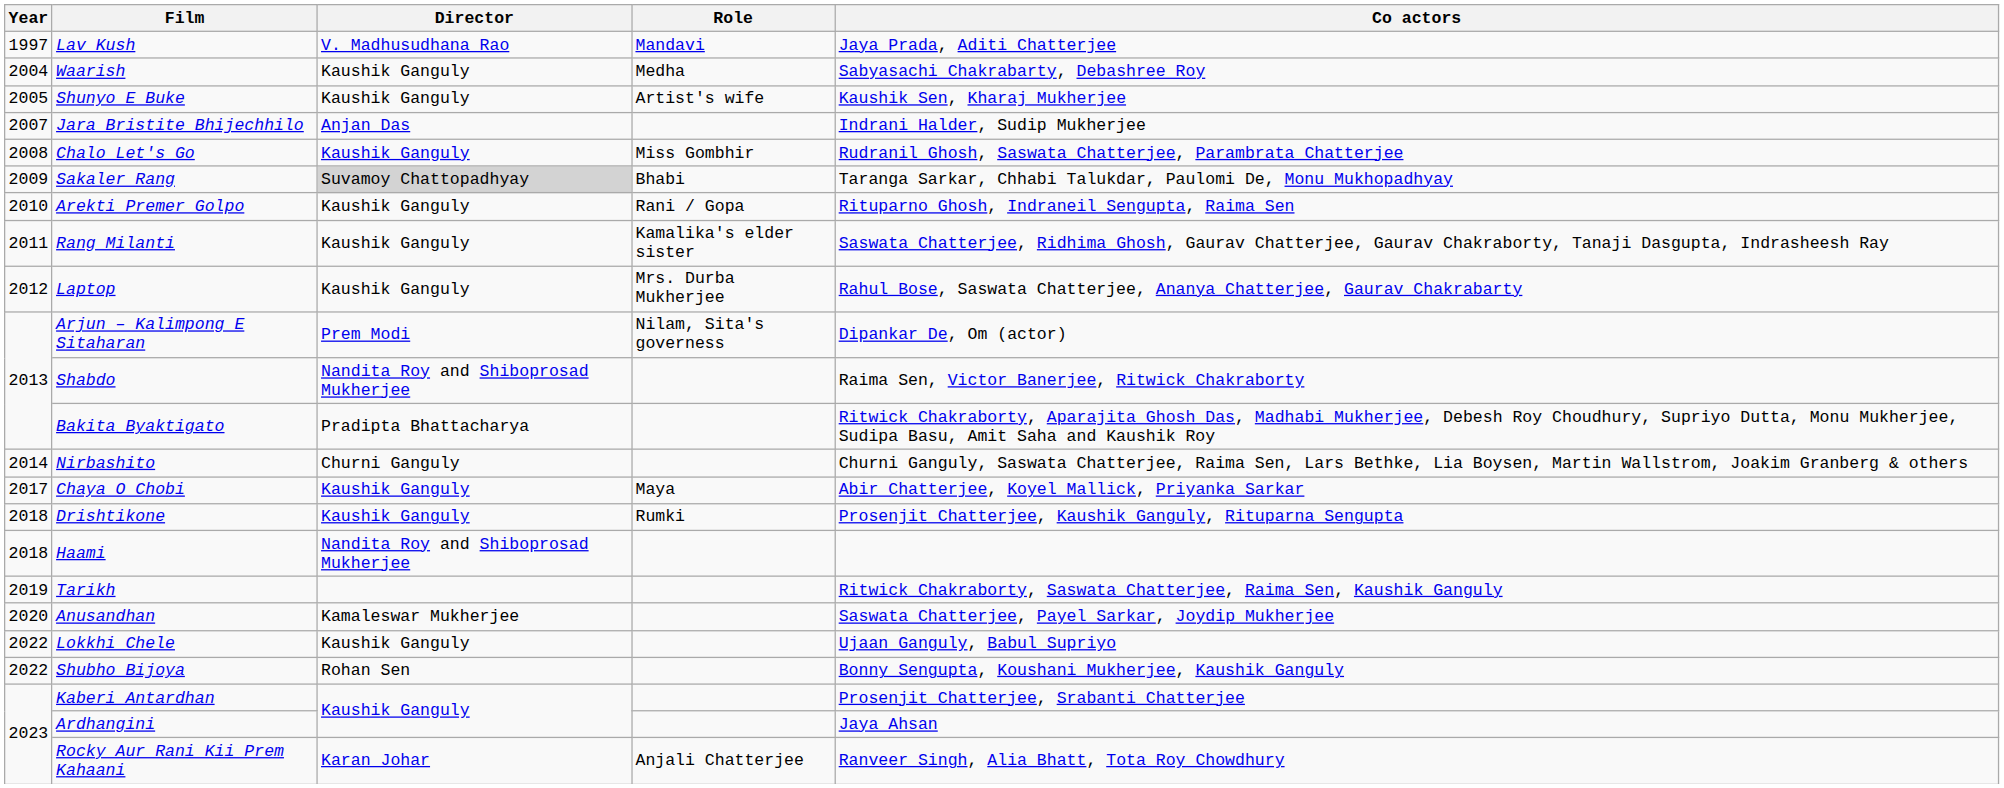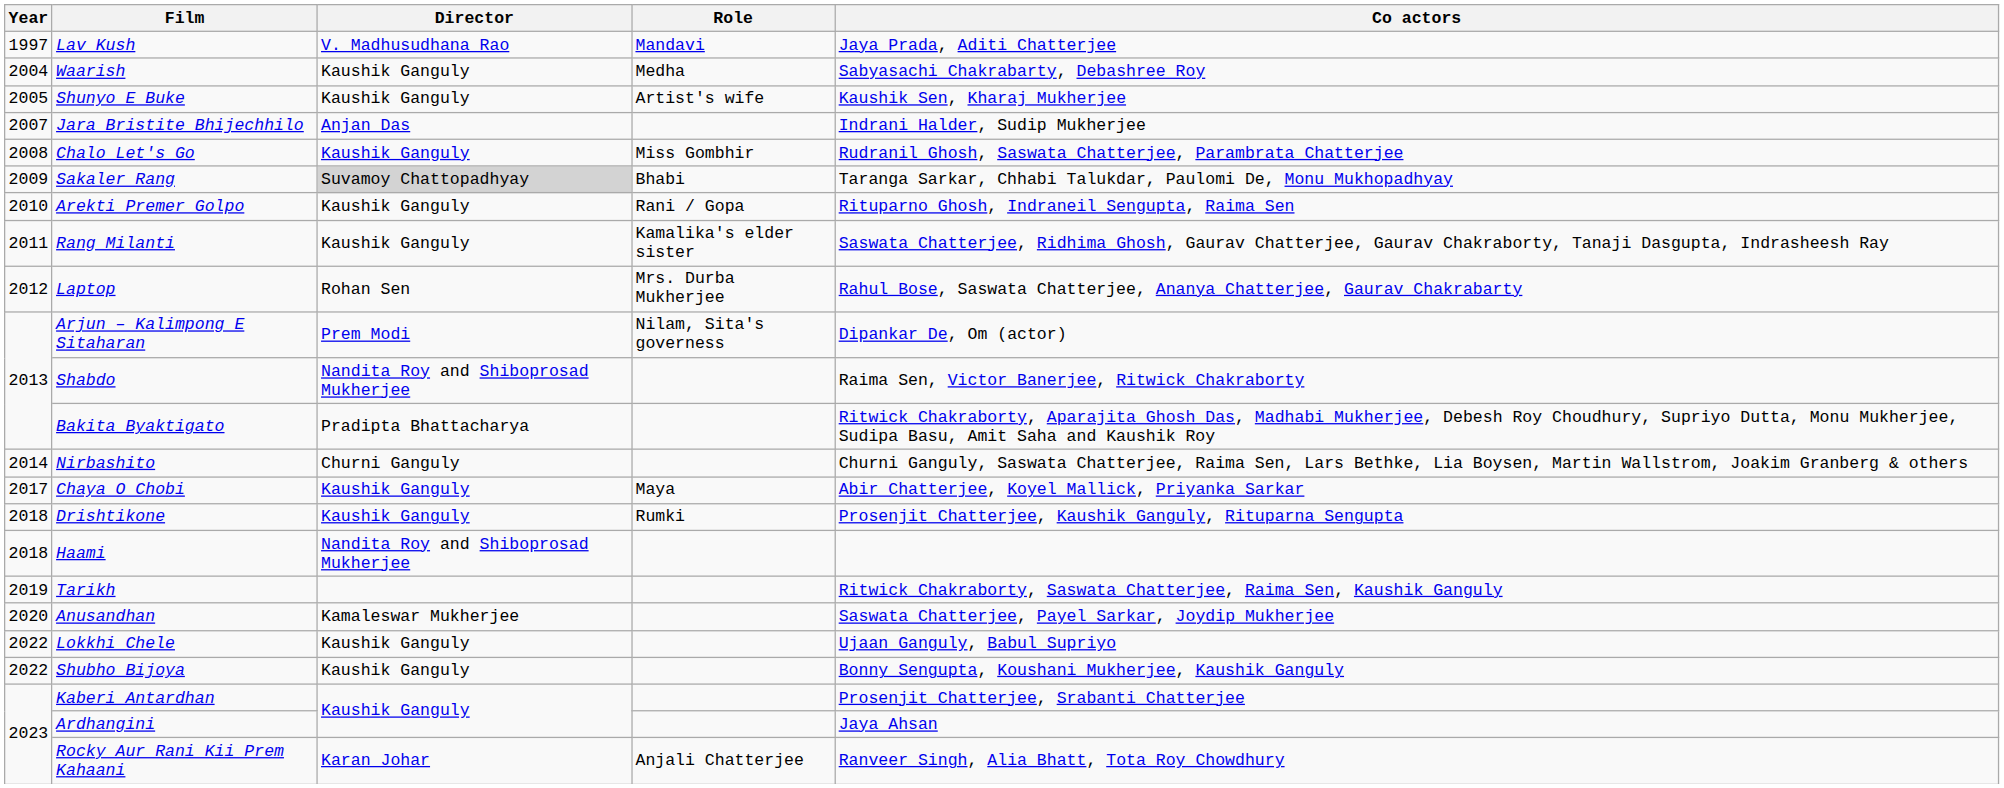(395, 289) Kaushik Ganguly -> (366, 289) Rohan Sen
(366, 671) Rohan Sen -> (395, 671) Kaushik Ganguly
